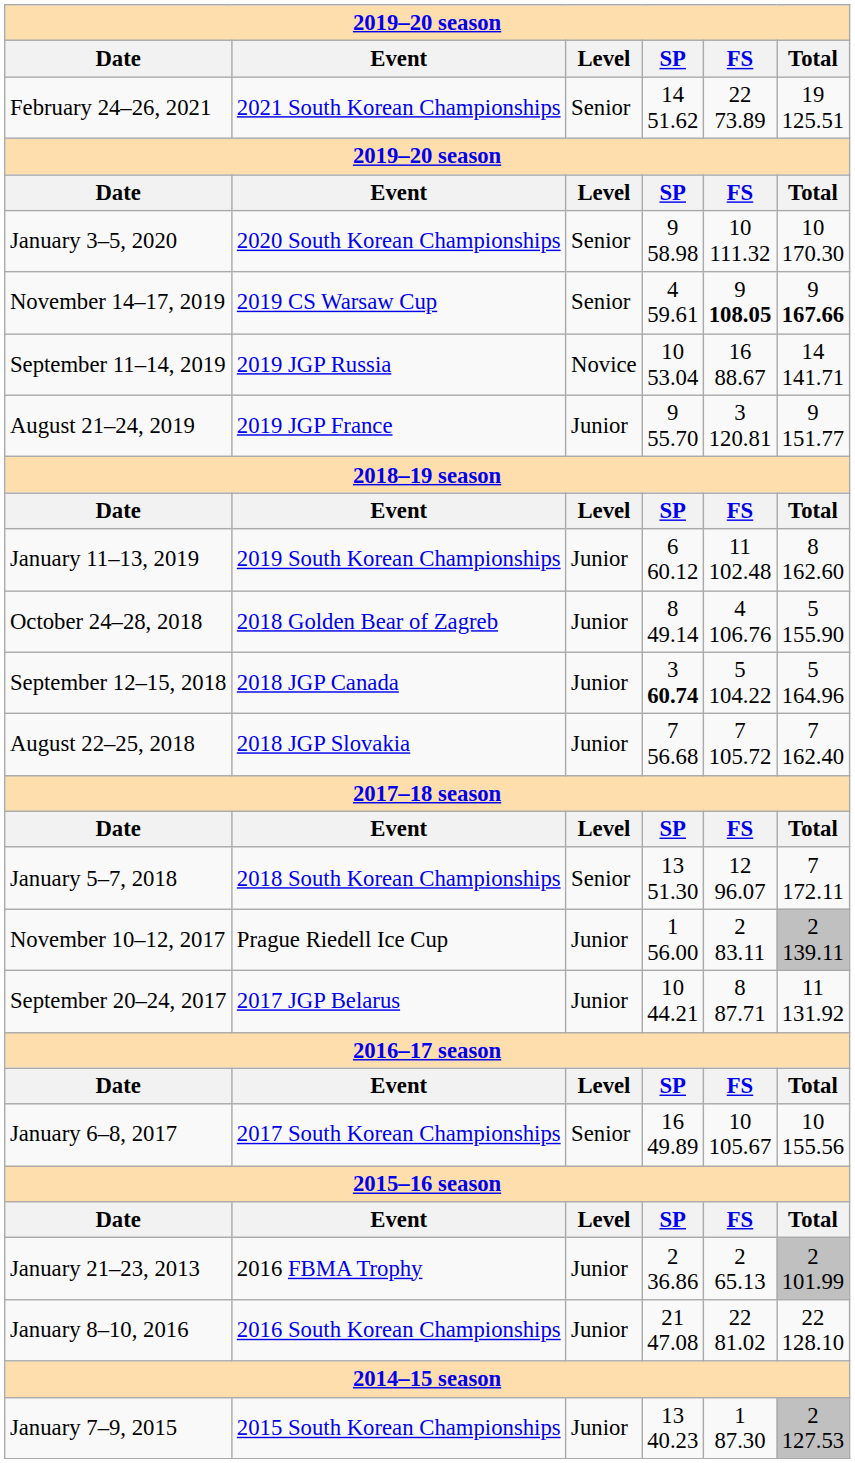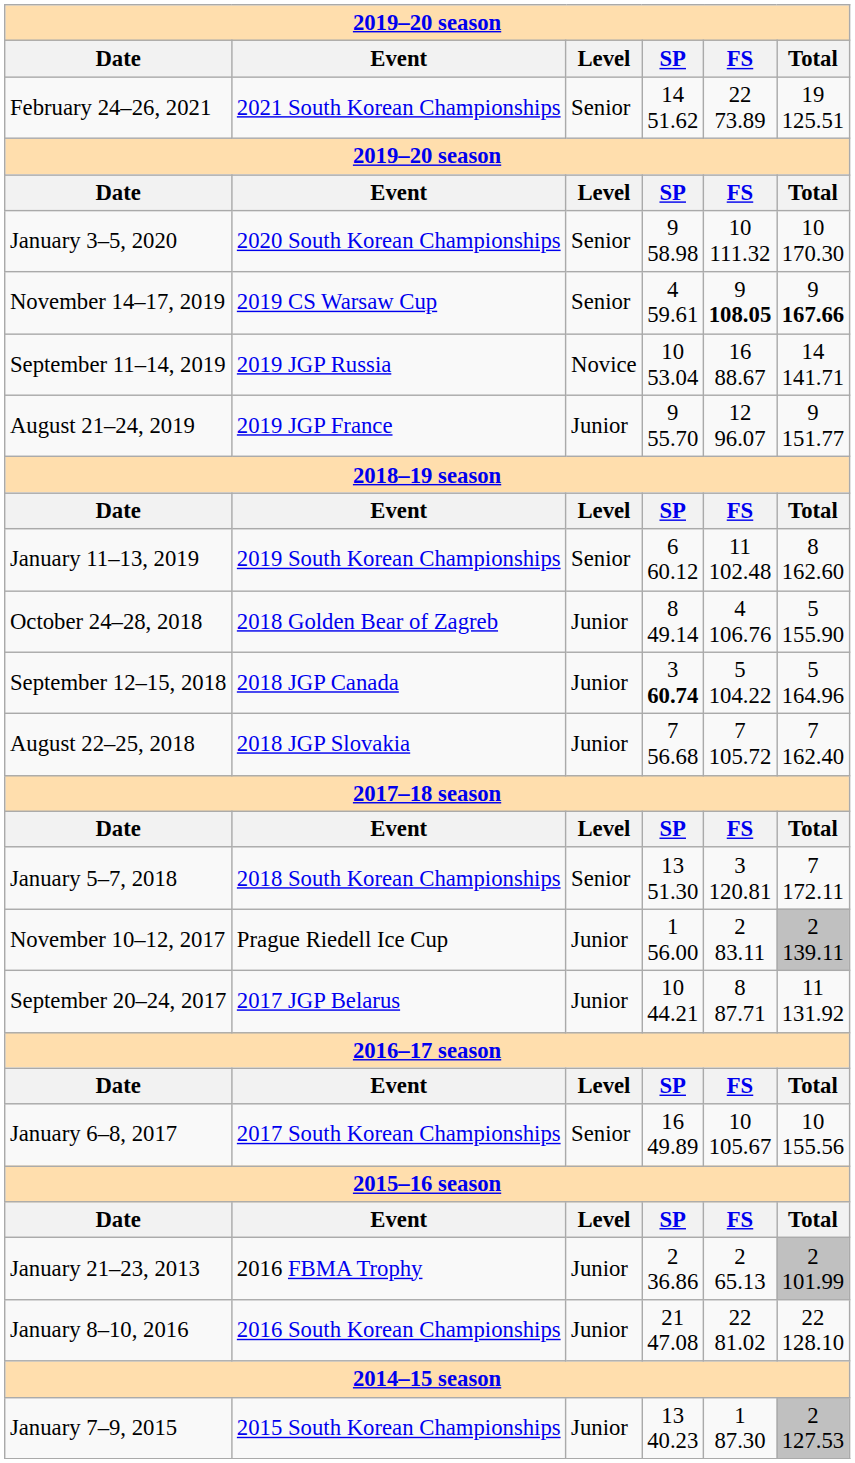(740, 425) 3 120.81 -> (740, 425) 12 96.07
(599, 559) Junior -> (601, 559) Senior
(740, 877) 12 96.07 -> (740, 877) 3 120.81
